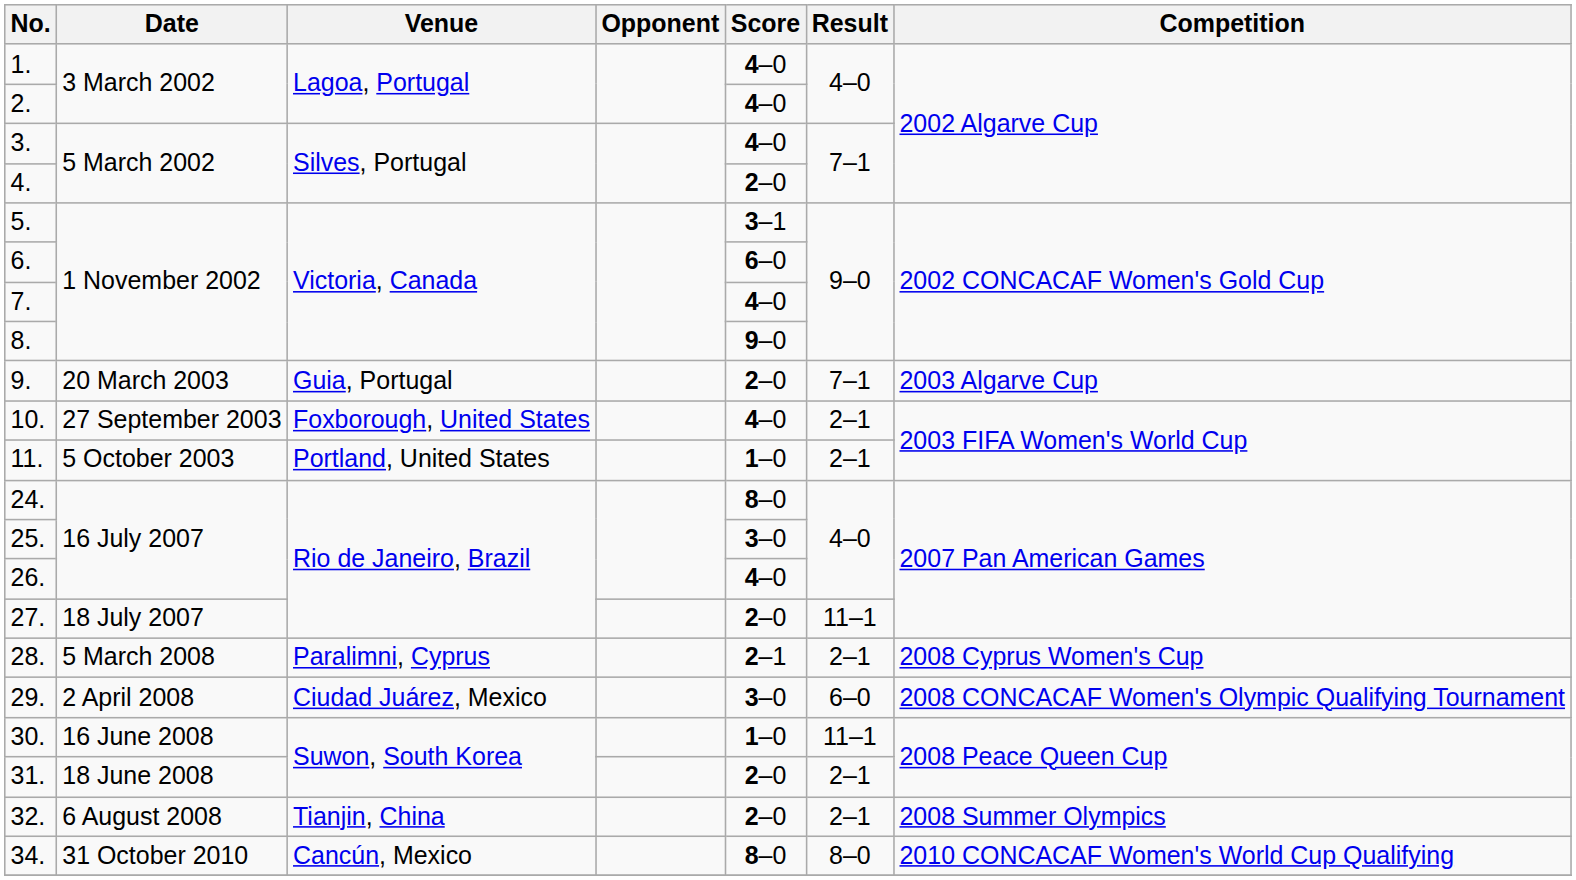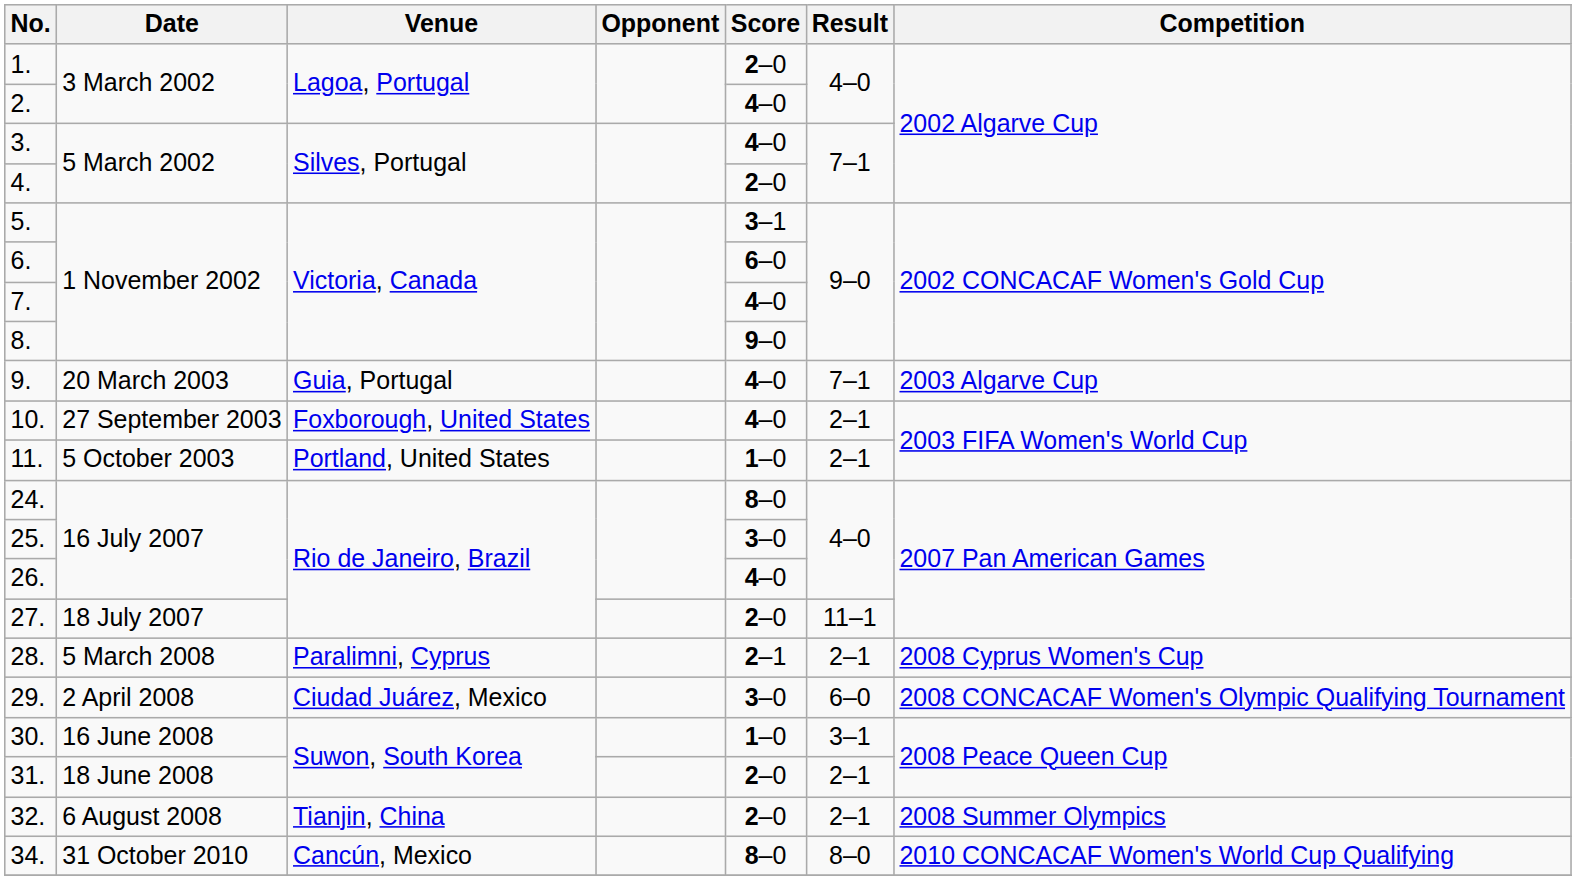(765, 63) 4–0 -> (765, 63) 2–0
(765, 380) 2–0 -> (765, 380) 4–0
(850, 736) 11–1 -> (850, 736) 3–1
